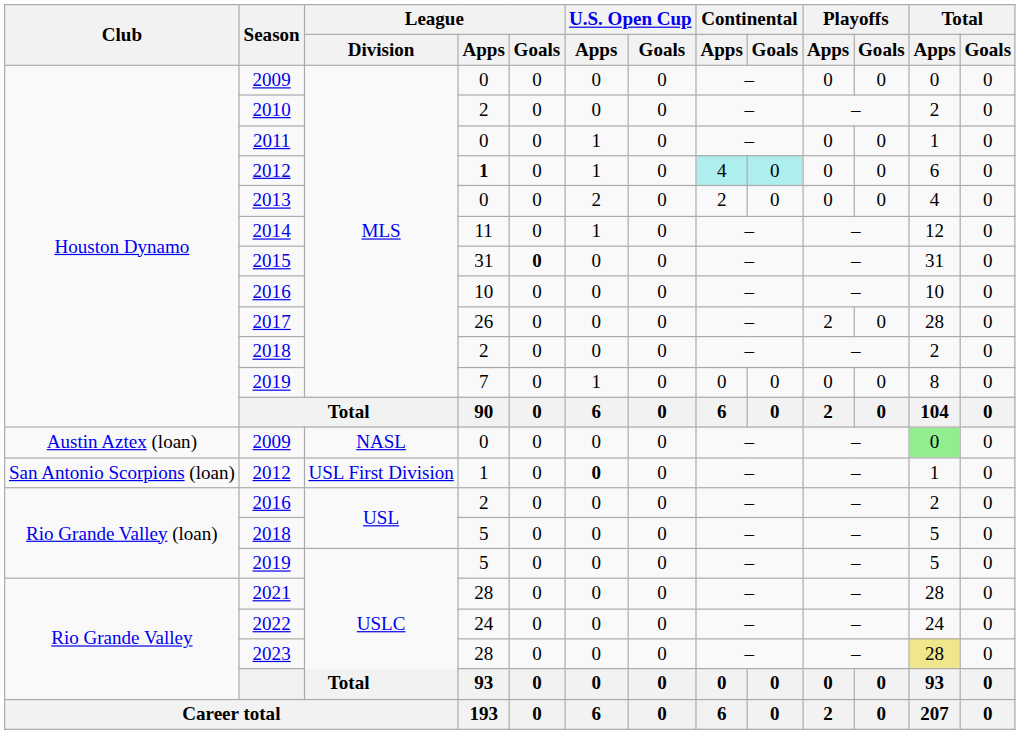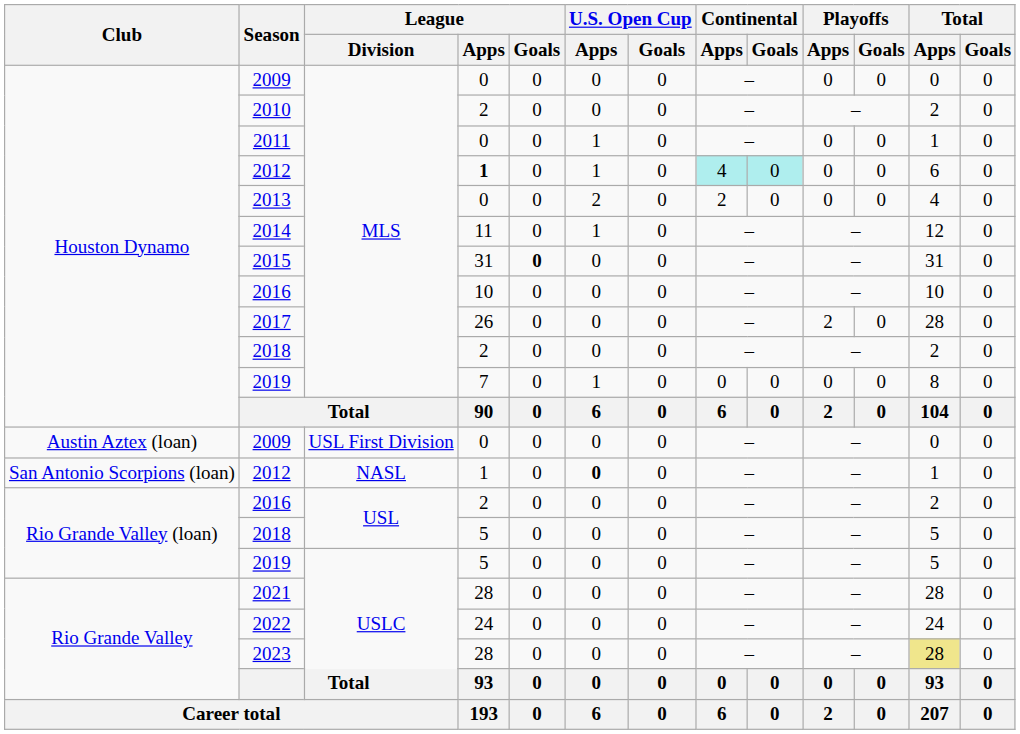(381, 442) NASL -> (381, 442) USL First Division
(935, 442) lightgreen background -> (935, 442) no background
(381, 472) USL First Division -> (381, 472) NASL
